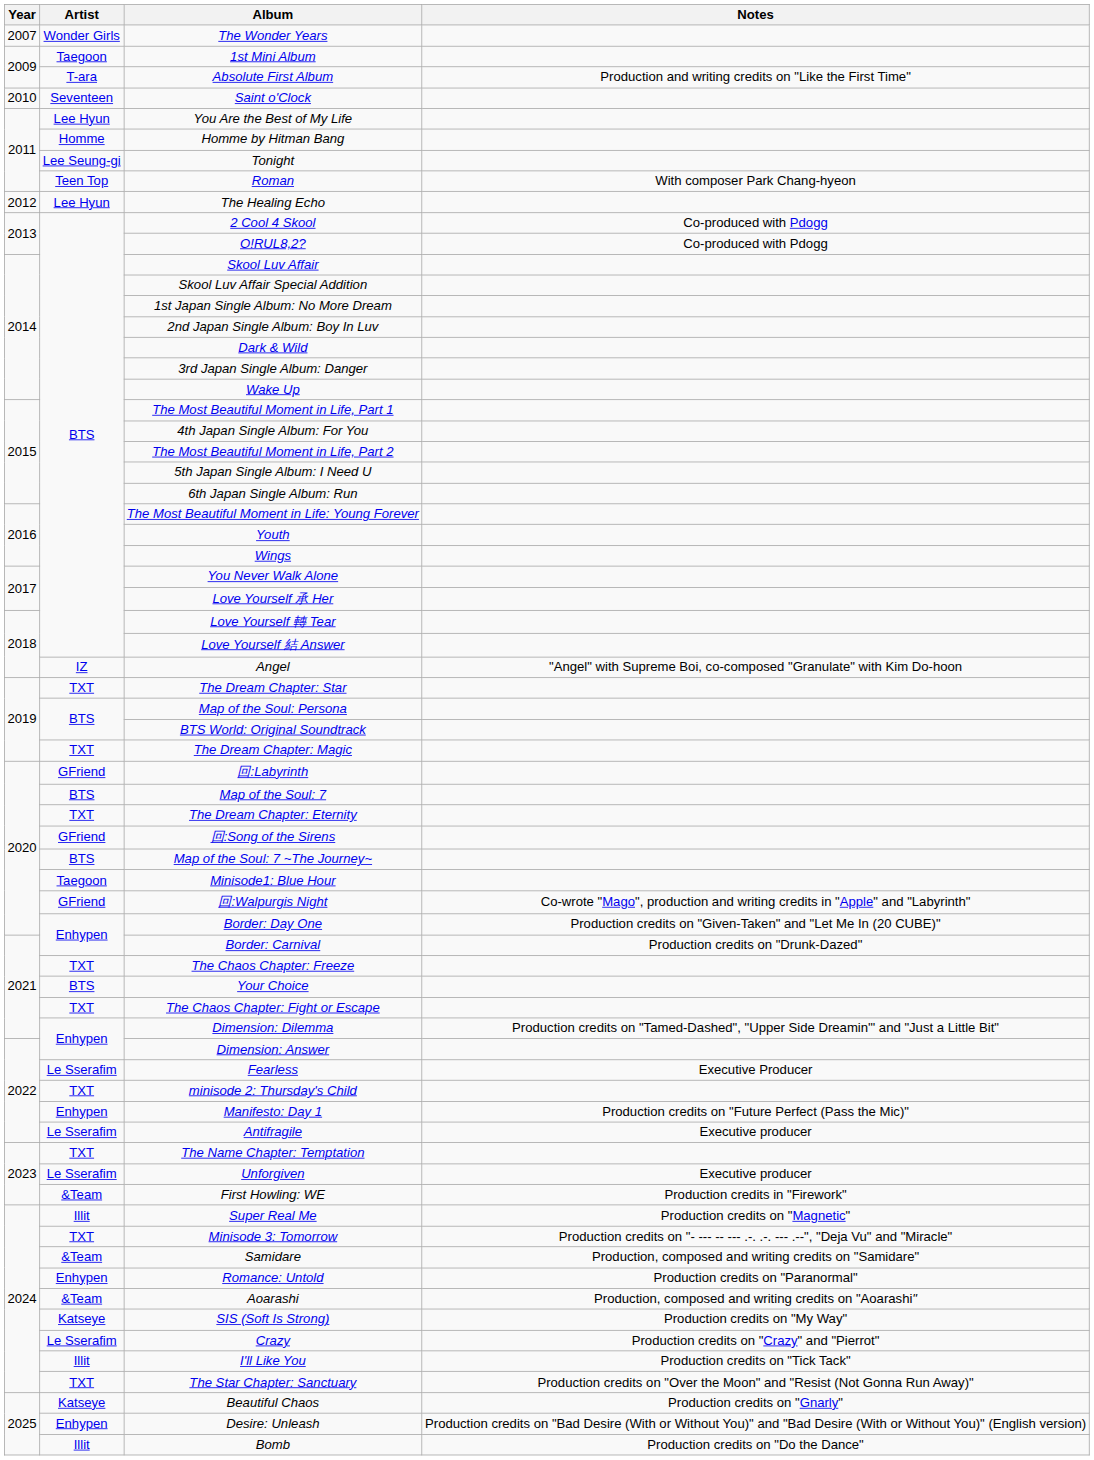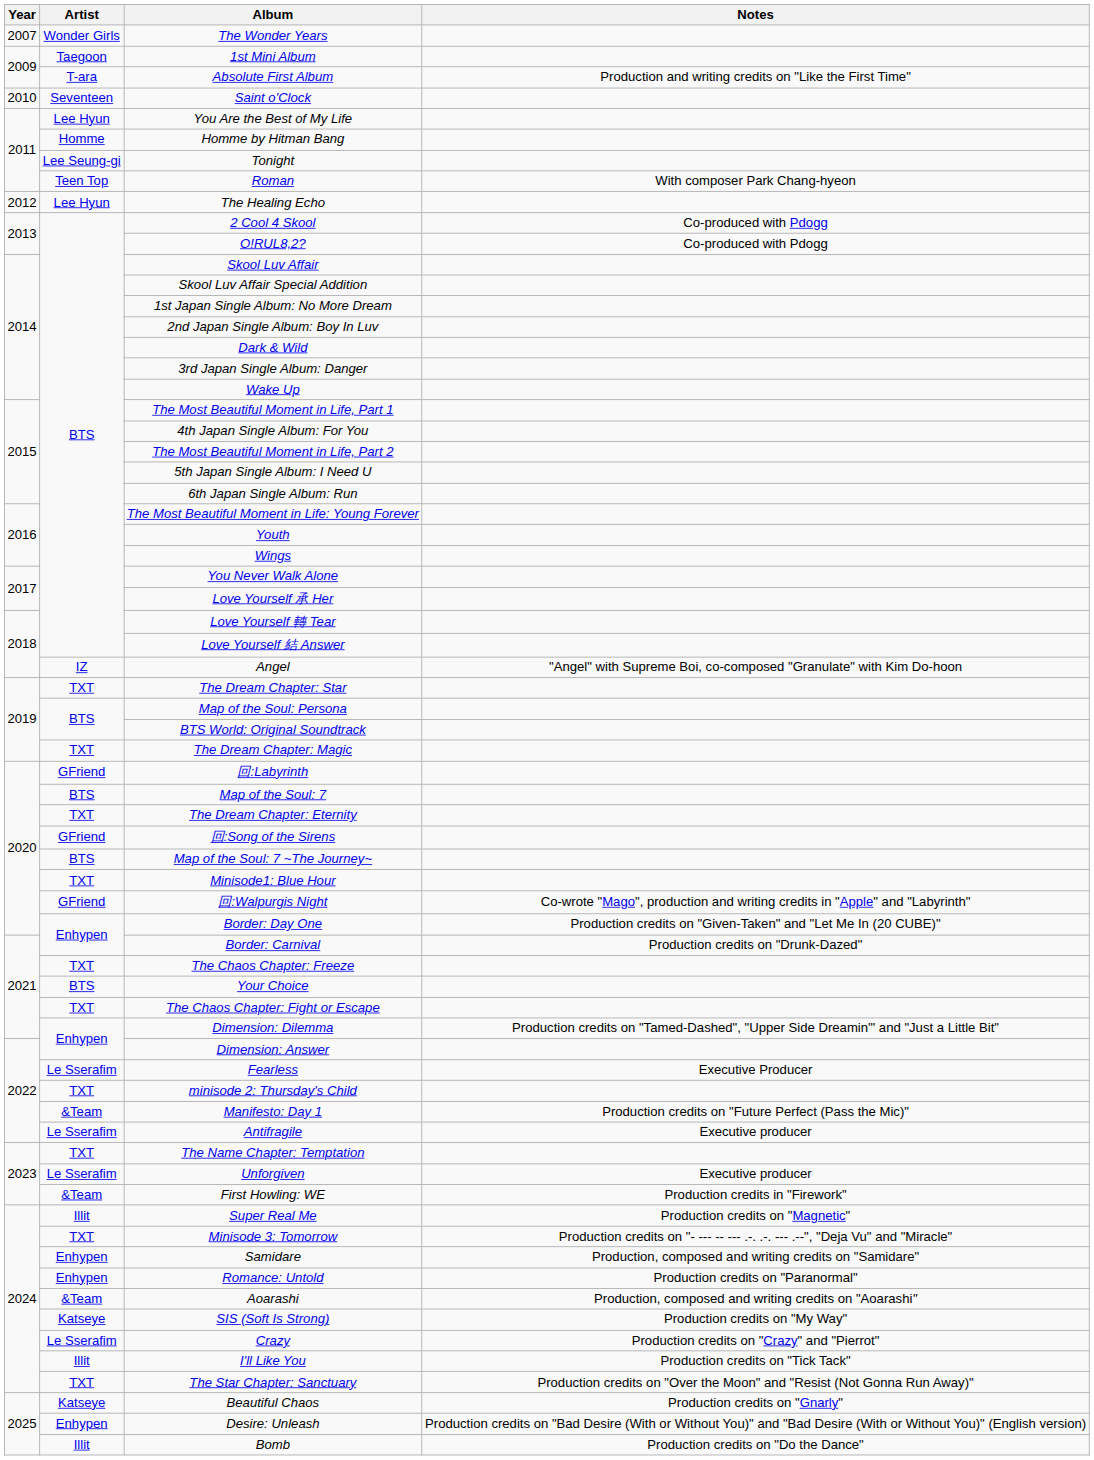(82, 880) Taegoon -> (82, 880) TXT
(82, 1111) Enhypen -> (82, 1111) &Team
(82, 1257) &Team -> (82, 1257) Enhypen
